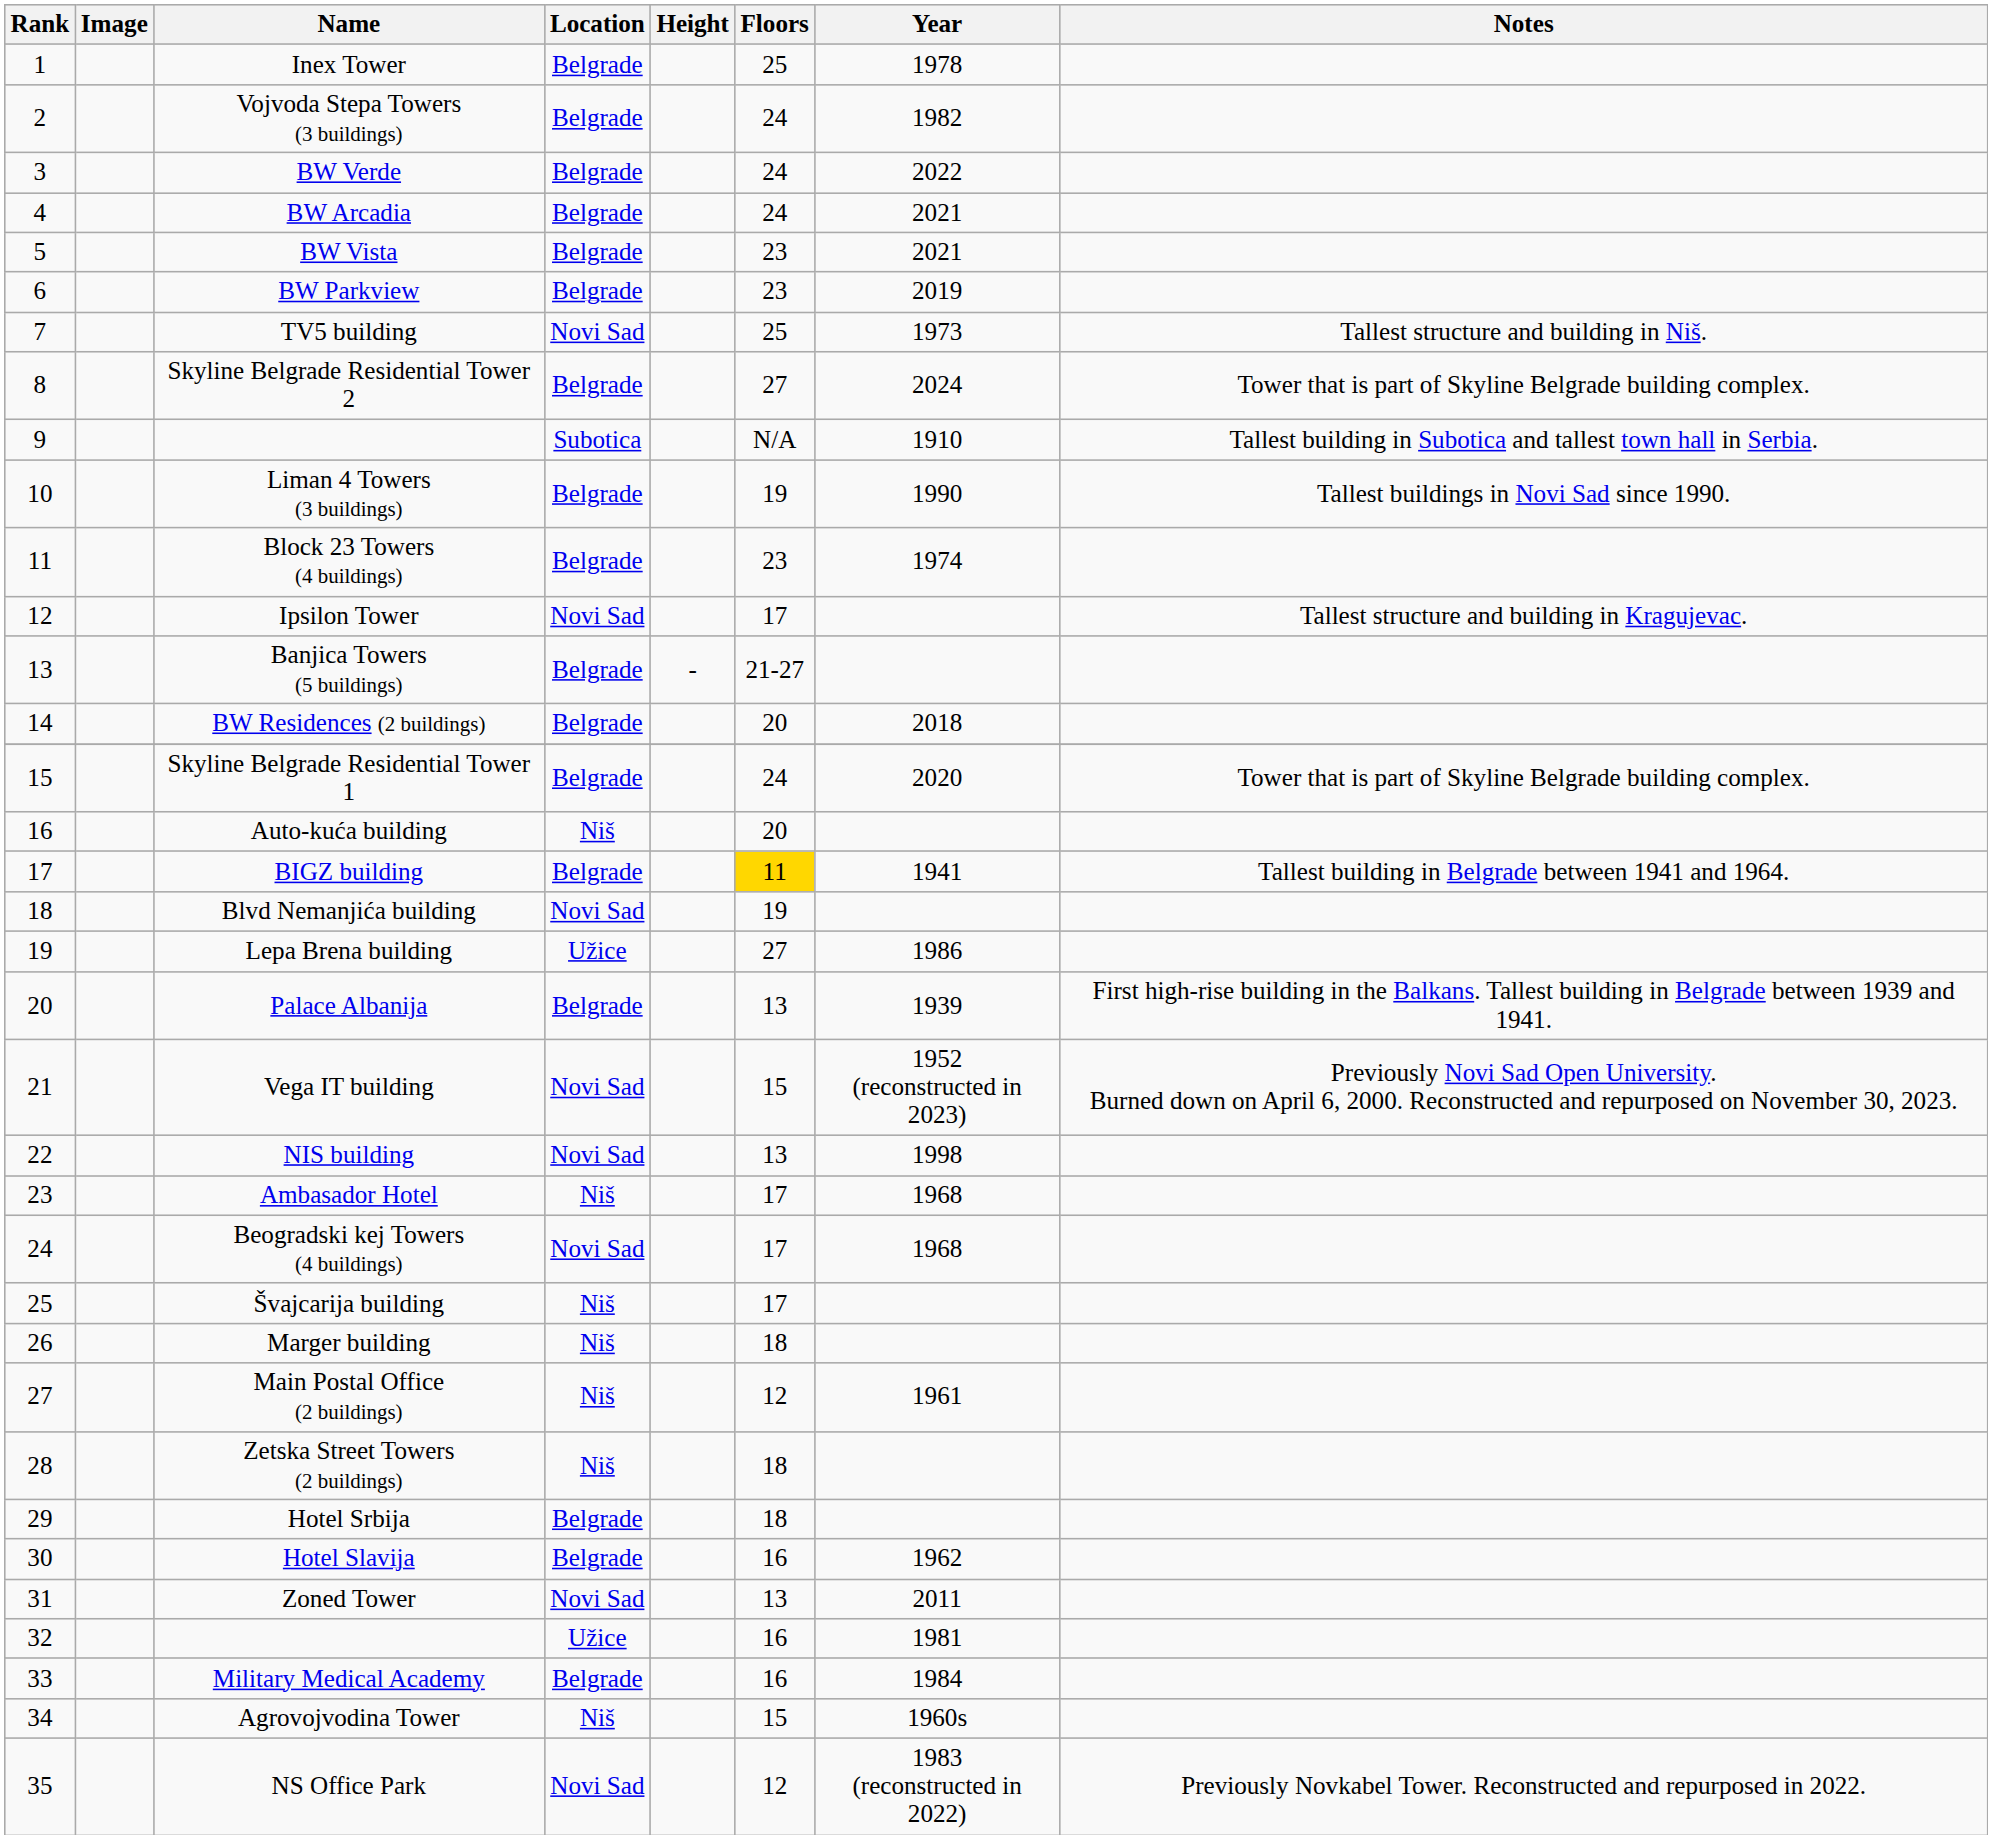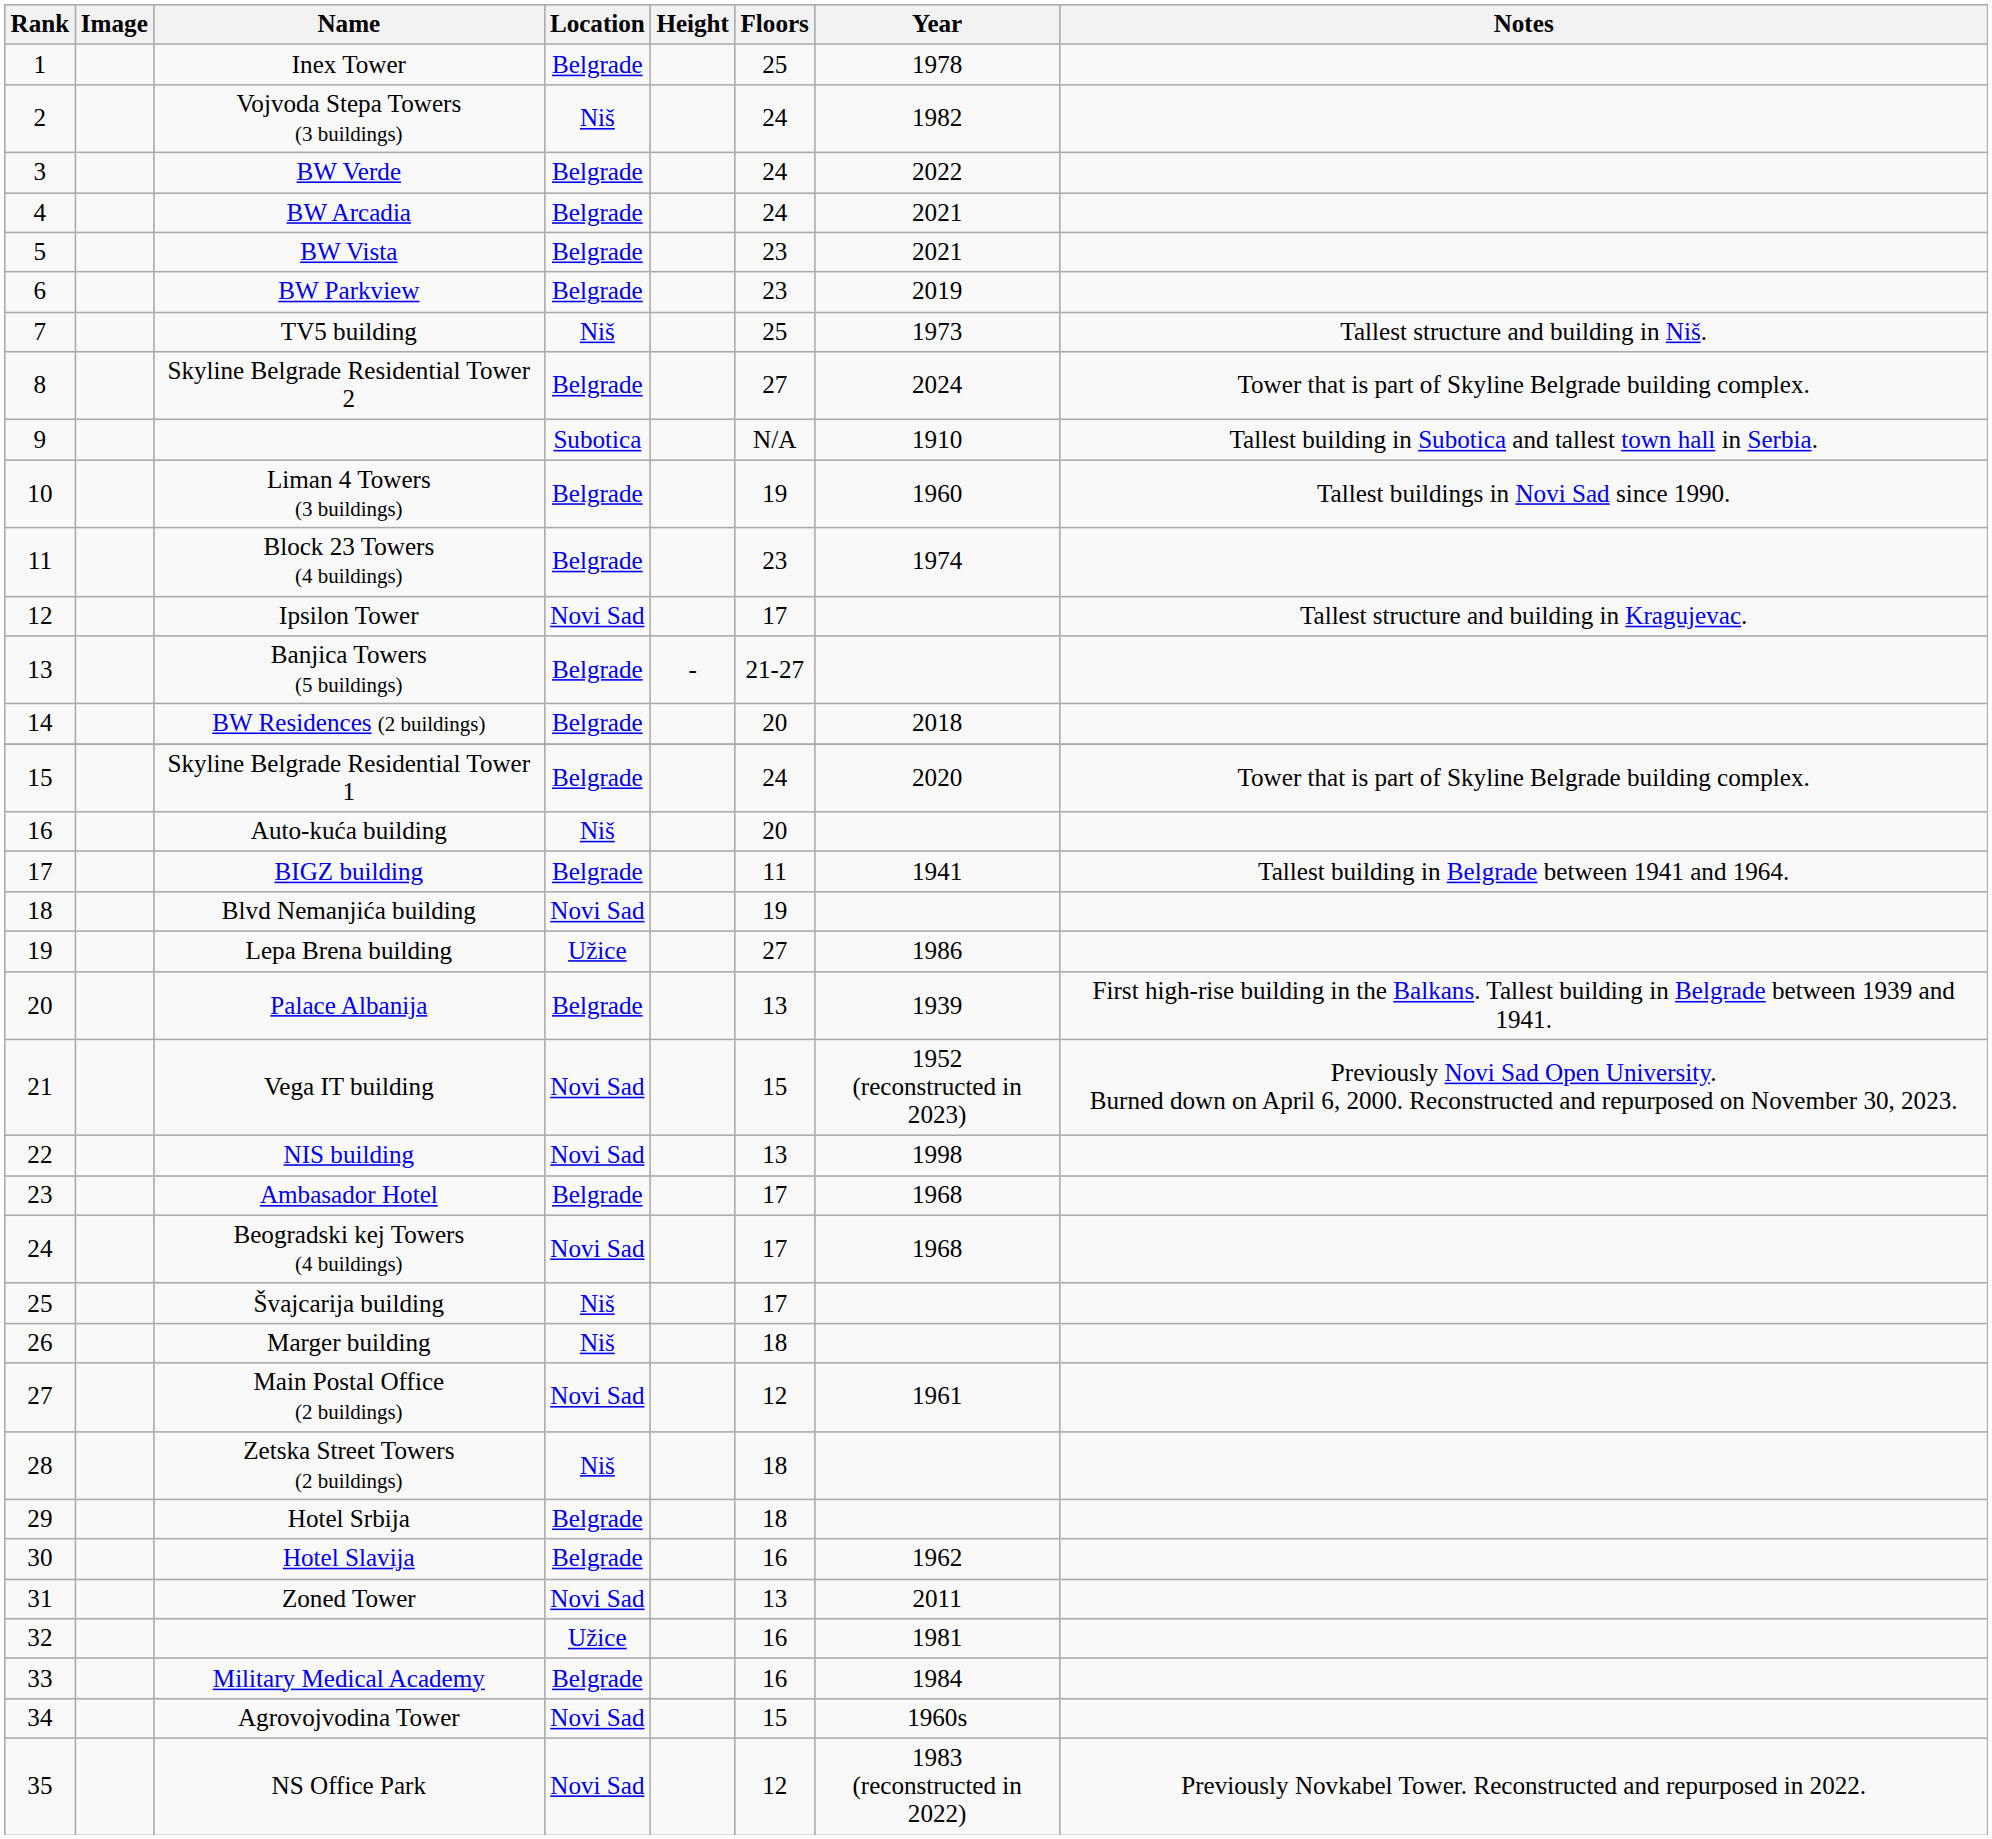(597, 118) Belgrade -> (597, 118) Niš
(597, 331) Novi Sad -> (597, 331) Niš
(937, 493) 1990 -> (937, 493) 1960
(775, 871) gold background -> (775, 871) no background
(597, 1195) Niš -> (597, 1195) Belgrade
(597, 1396) Niš -> (597, 1396) Novi Sad
(597, 1718) Niš -> (597, 1718) Novi Sad
